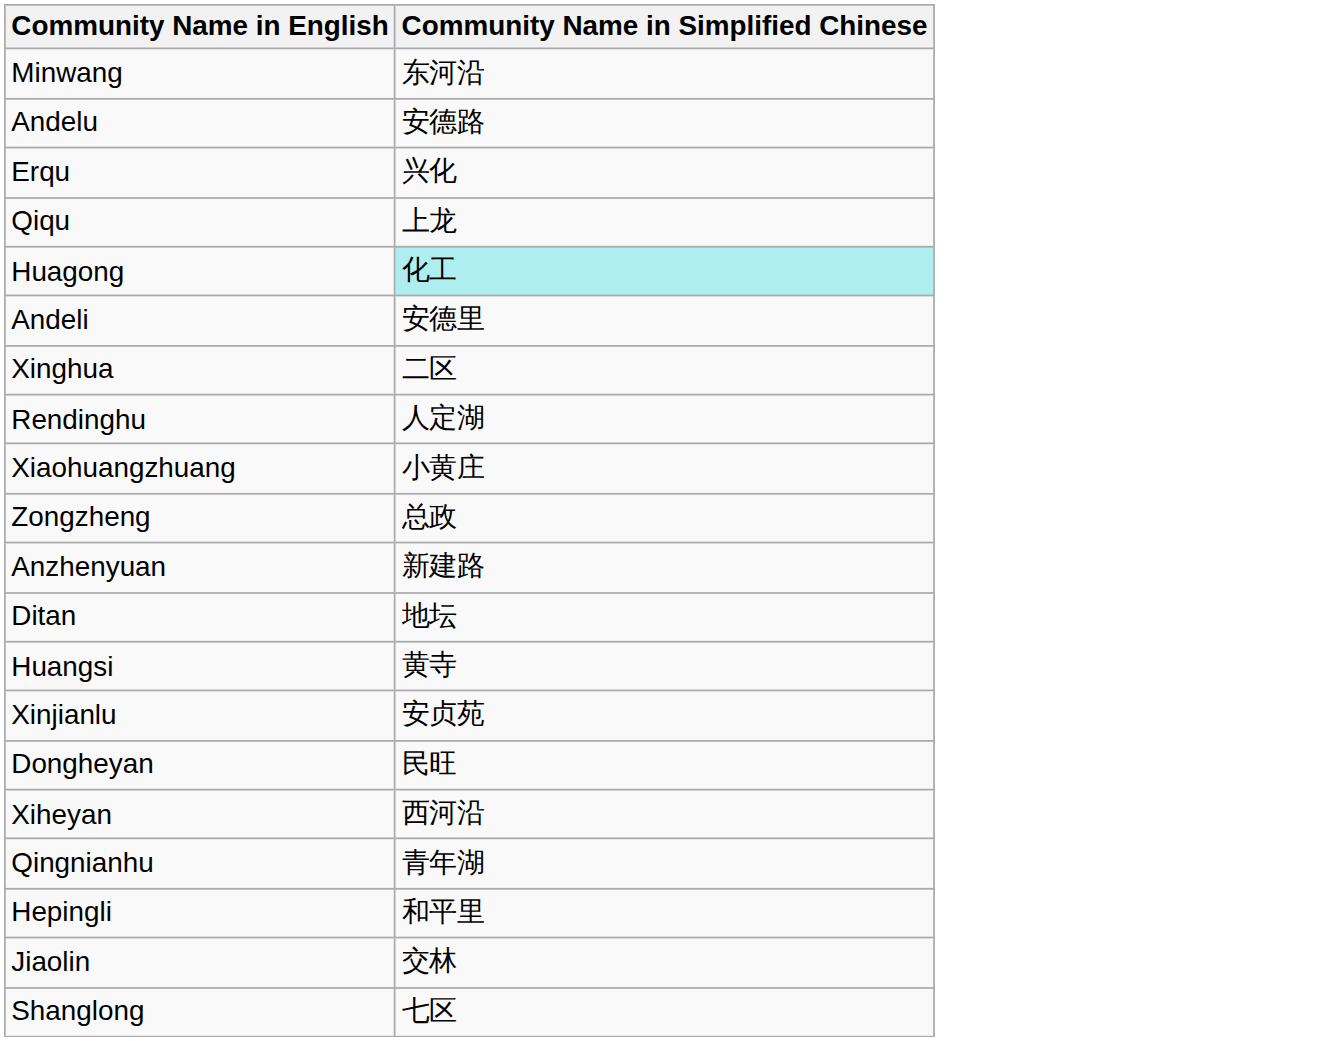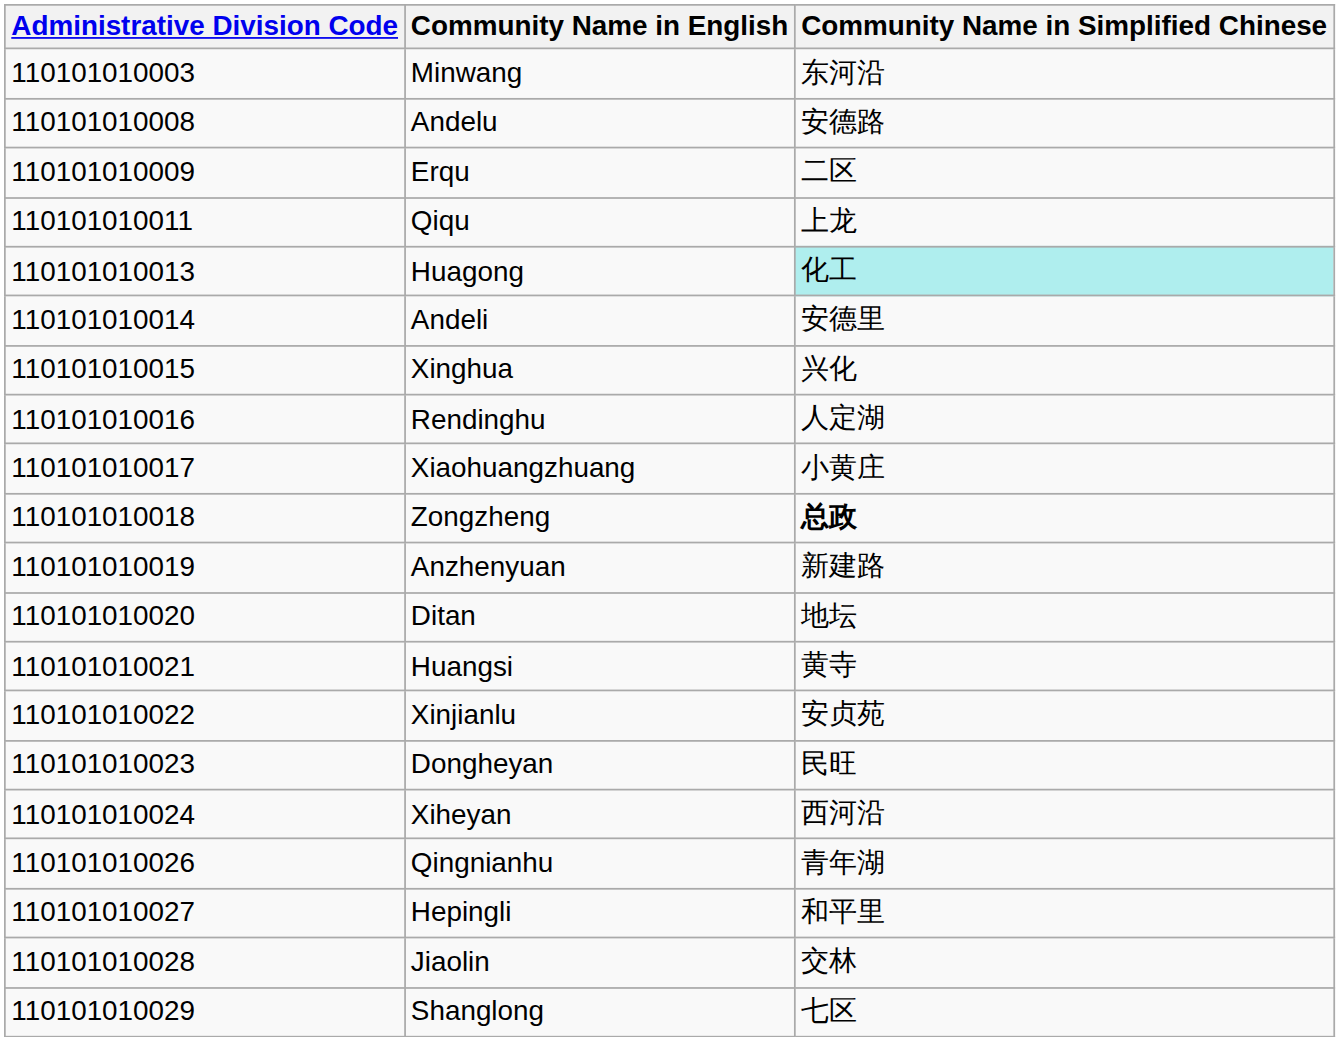+ column: (205, 26)
(429, 171) 兴化 -> (829, 171) 二区
(429, 368) 二区 -> (829, 368) 兴化
(429, 516) normal -> (829, 516) bold
